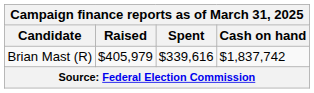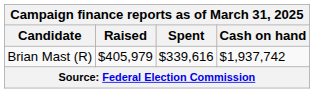(252, 56) $1,837,742 -> (252, 56) $1,937,742
